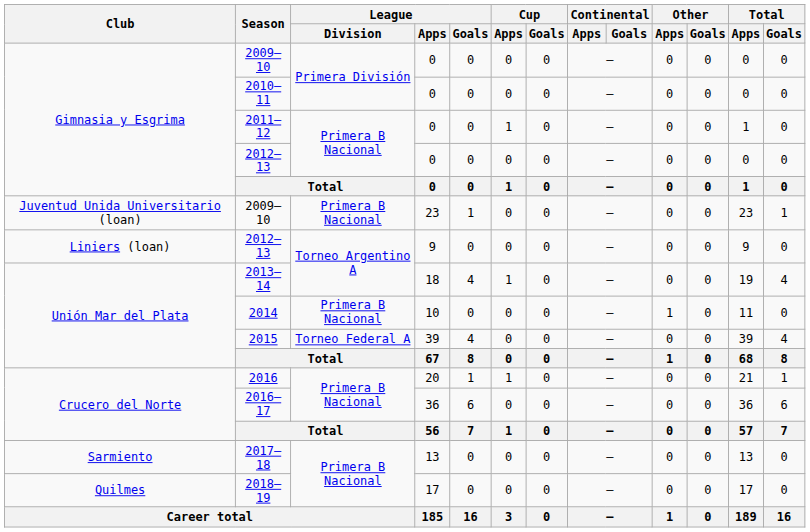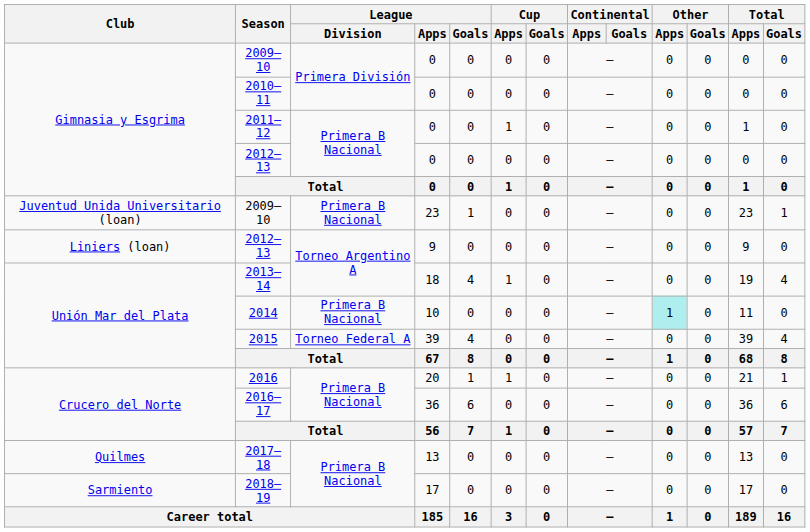(670, 313) no background -> (670, 313) paleturquoise background
(120, 457) Sarmiento -> (120, 457) Quilmes
(120, 490) Quilmes -> (120, 490) Sarmiento
